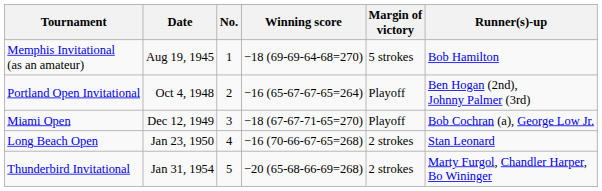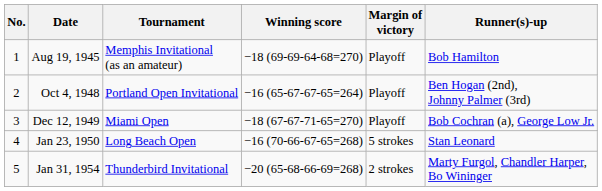columns swapped: (229, 22) <-> (74, 22)
(391, 57) 5 strokes -> (387, 57) Playoff
(391, 141) 2 strokes -> (391, 141) 5 strokes
